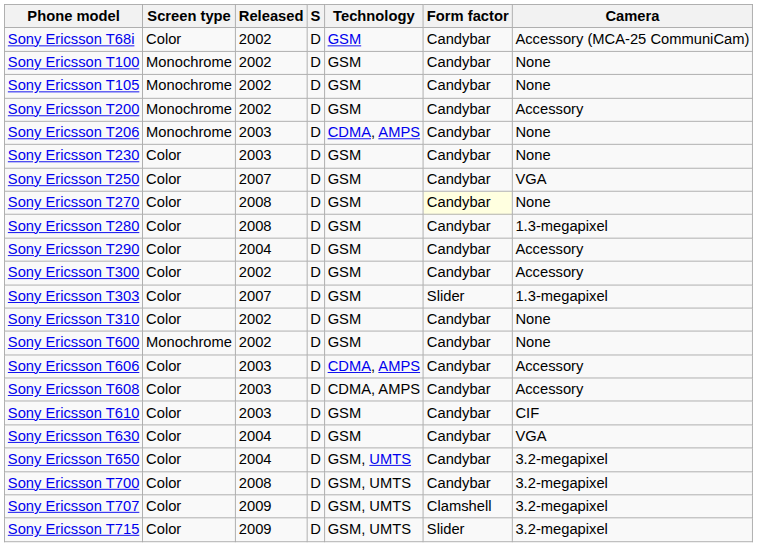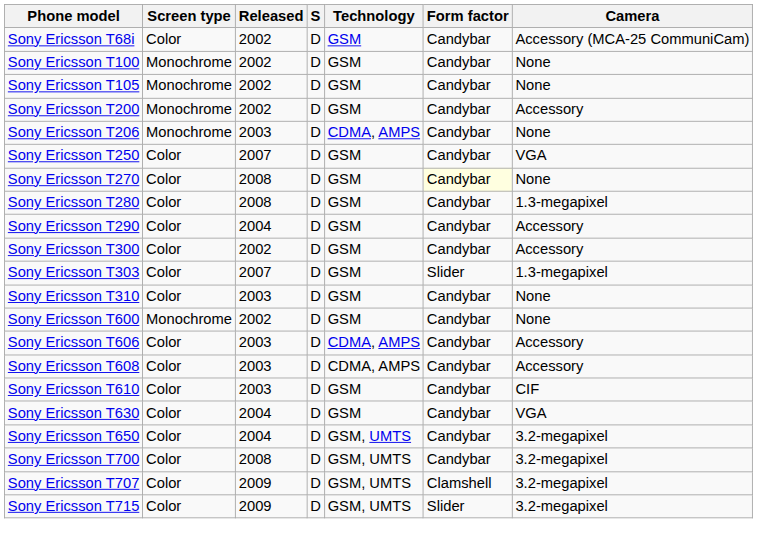- row: (74, 156)
(255, 319) 2002 -> (255, 296) 2003
